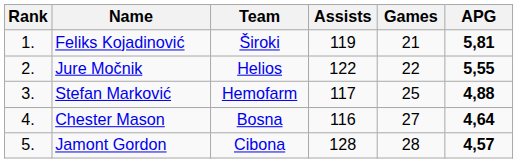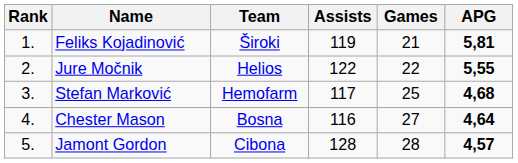(479, 94) 4,88 -> (479, 94) 4,68
